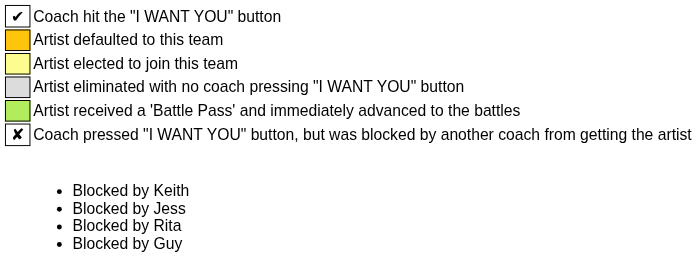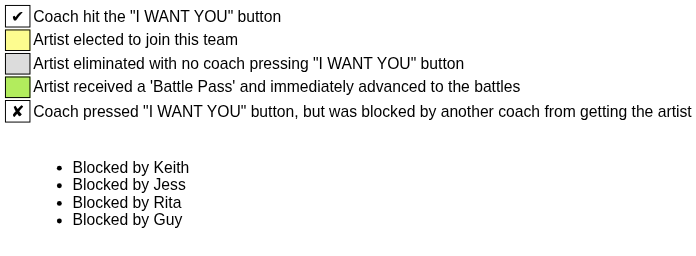- row: (128, 40)
